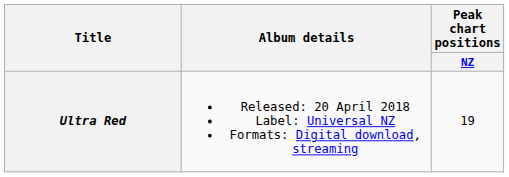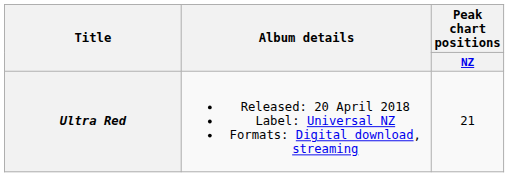(468, 121) 19 -> (468, 121) 21
